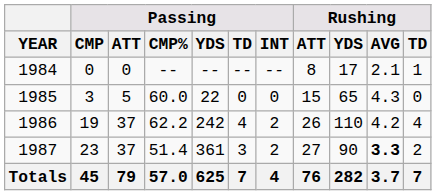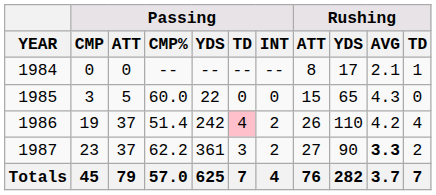(168, 124) 62.2 -> (168, 124) 51.4
(242, 124) no background -> (242, 124) pink background
(168, 150) 51.4 -> (168, 150) 62.2
